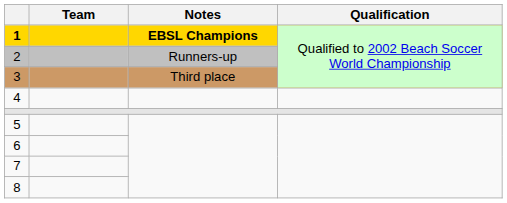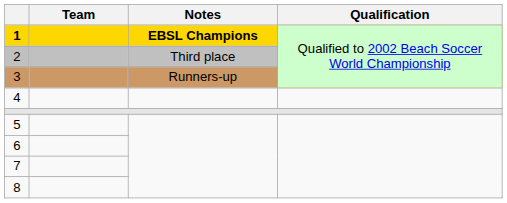(203, 56) Runners-up -> (203, 56) Third place
(203, 77) Third place -> (203, 77) Runners-up
